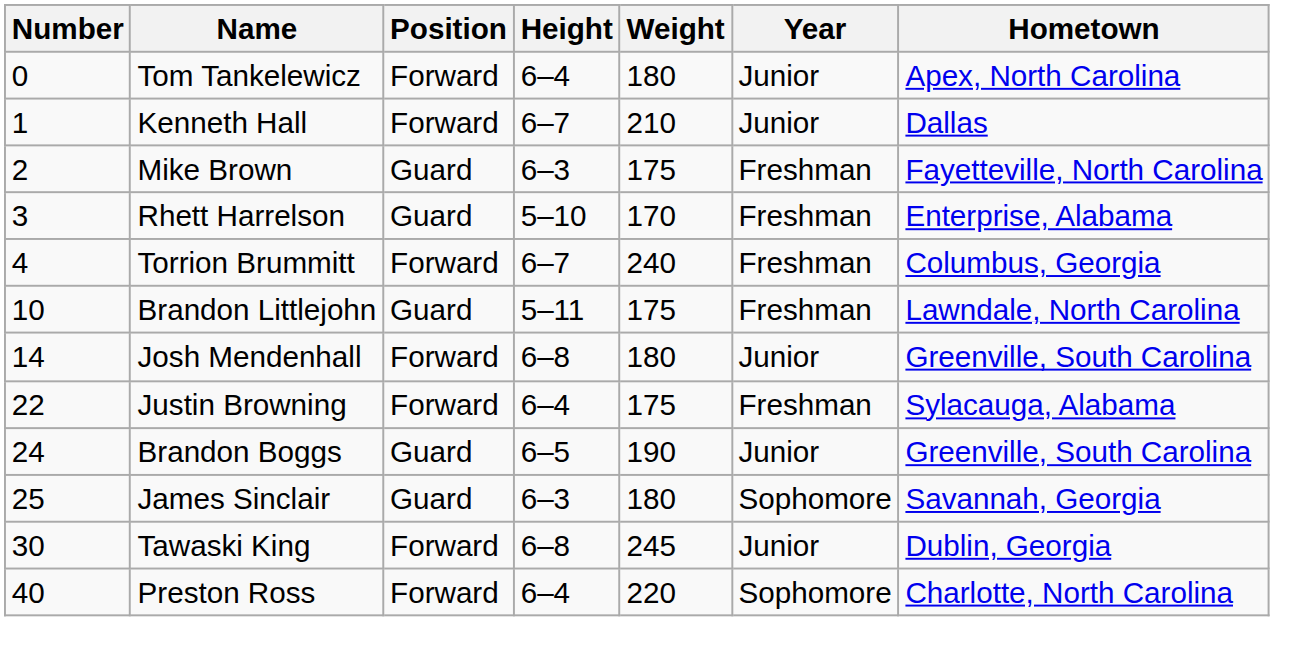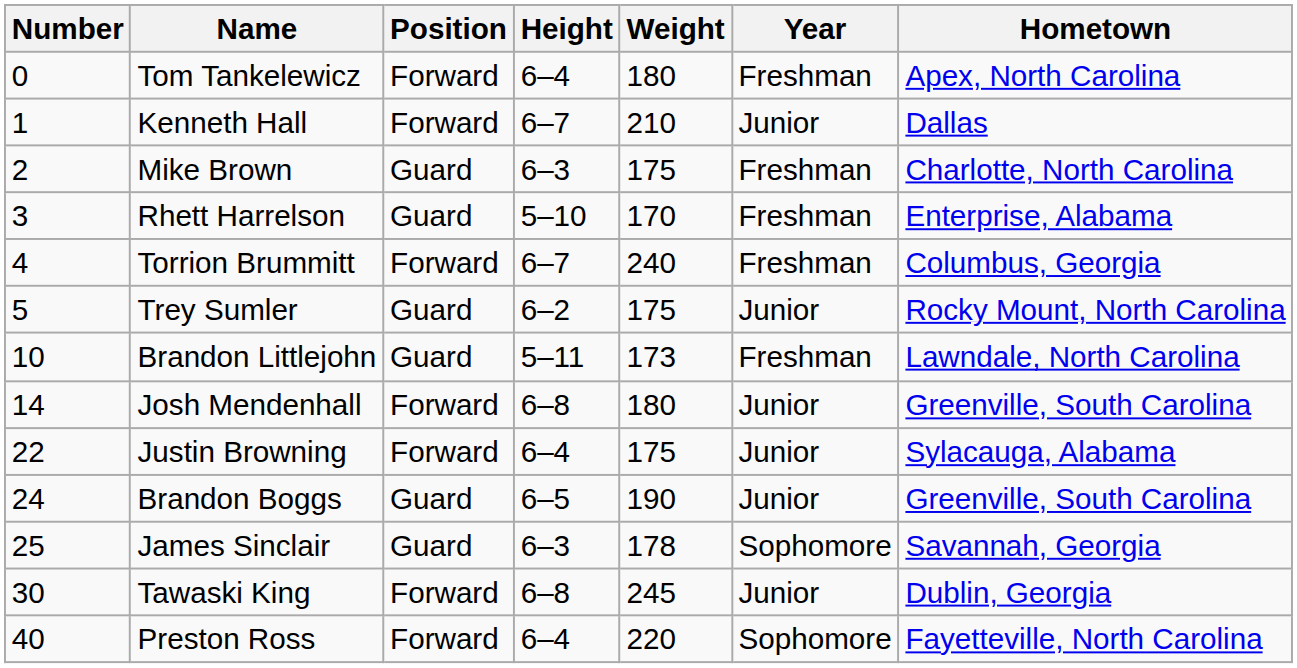(779, 76) Junior -> (805, 76) Freshman
(1084, 169) Fayetteville, North Carolina -> (1069, 169) Charlotte, North Carolina
+ row: (218, 310)
(651, 310) 175 -> (651, 357) 173
(805, 404) Freshman -> (779, 451) Junior
(651, 498) 180 -> (651, 545) 178
(1069, 592) Charlotte, North Carolina -> (1084, 639) Fayetteville, North Carolina
